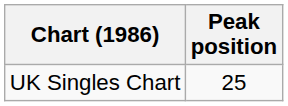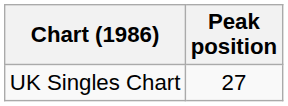(234, 82) 25 -> (234, 82) 27
